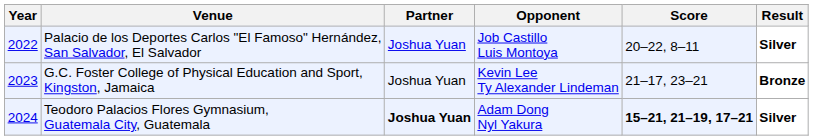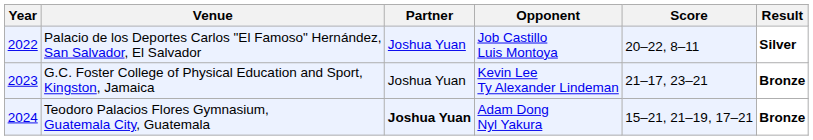(689, 117) bold -> (689, 117) normal
(778, 117) Silver -> (782, 117) Bronze
